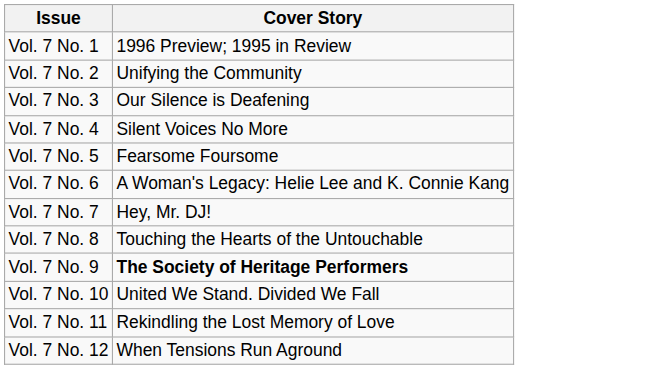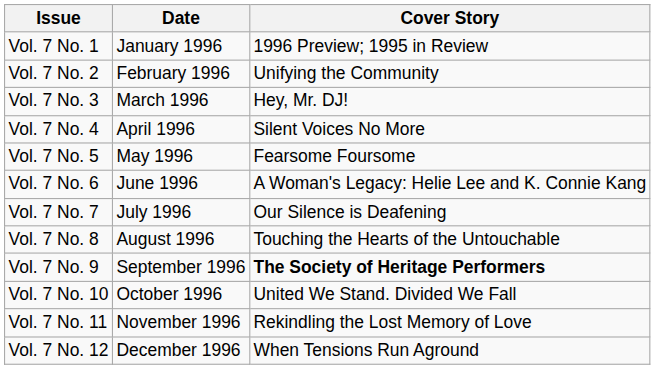+ column: (181, 18)
(213, 101) Our Silence is Deafening -> (301, 101) Hey, Mr. DJ!
(164, 211) Hey, Mr. DJ! -> (350, 211) Our Silence is Deafening
